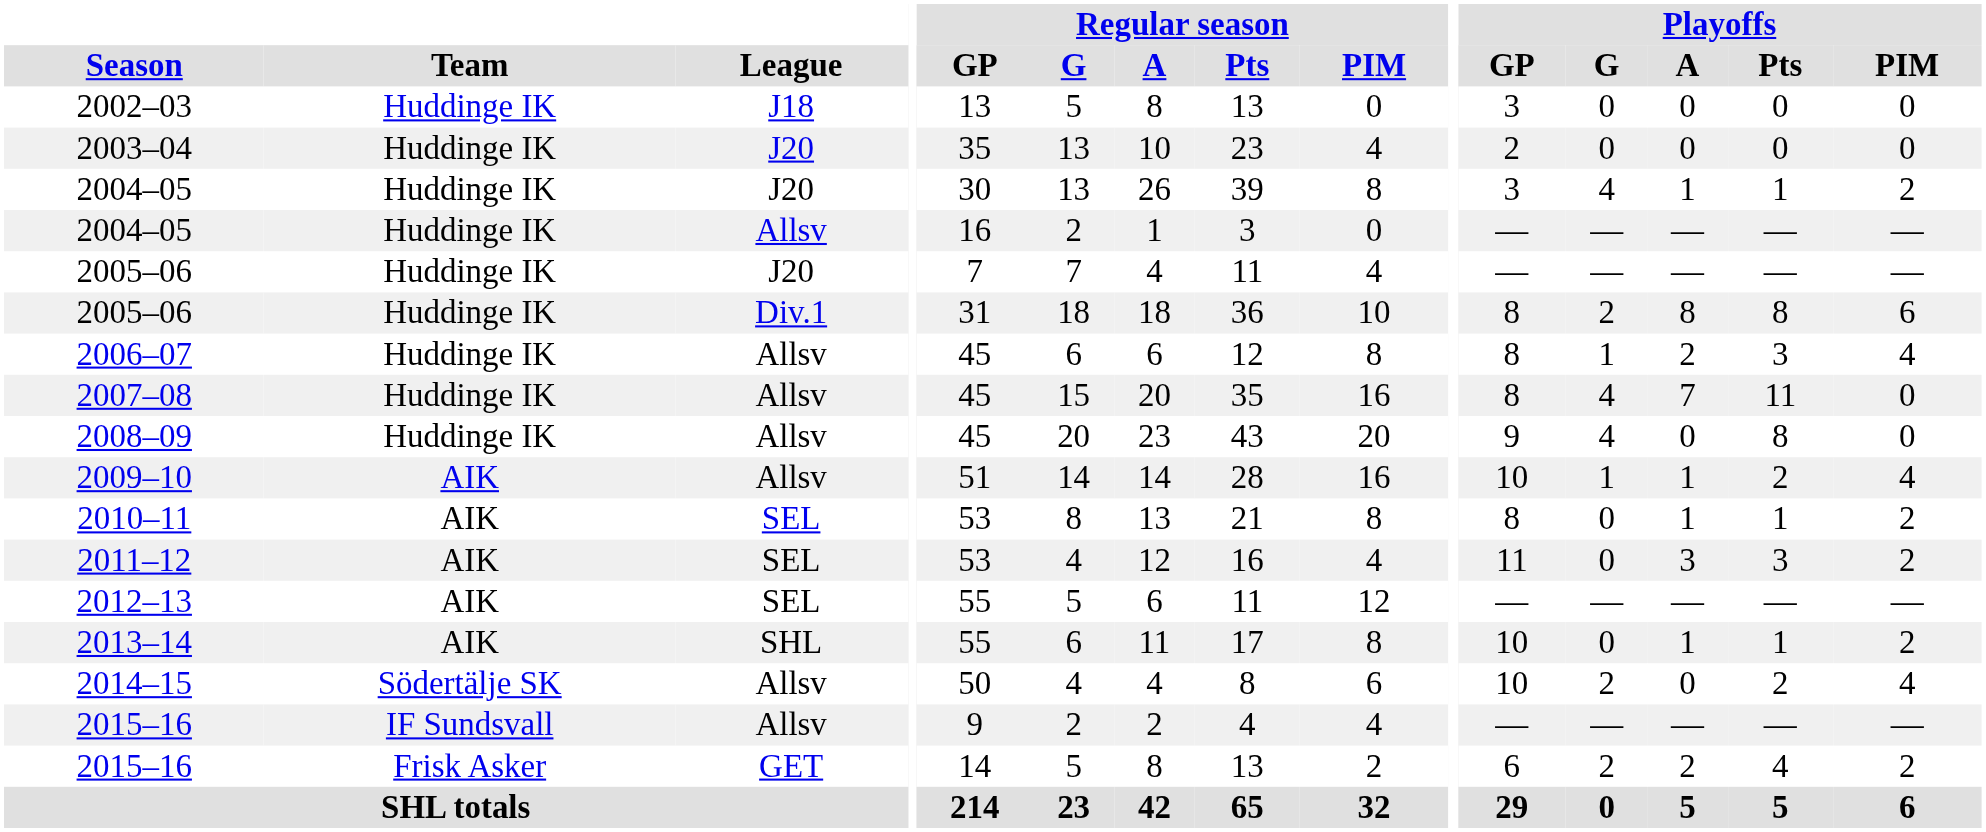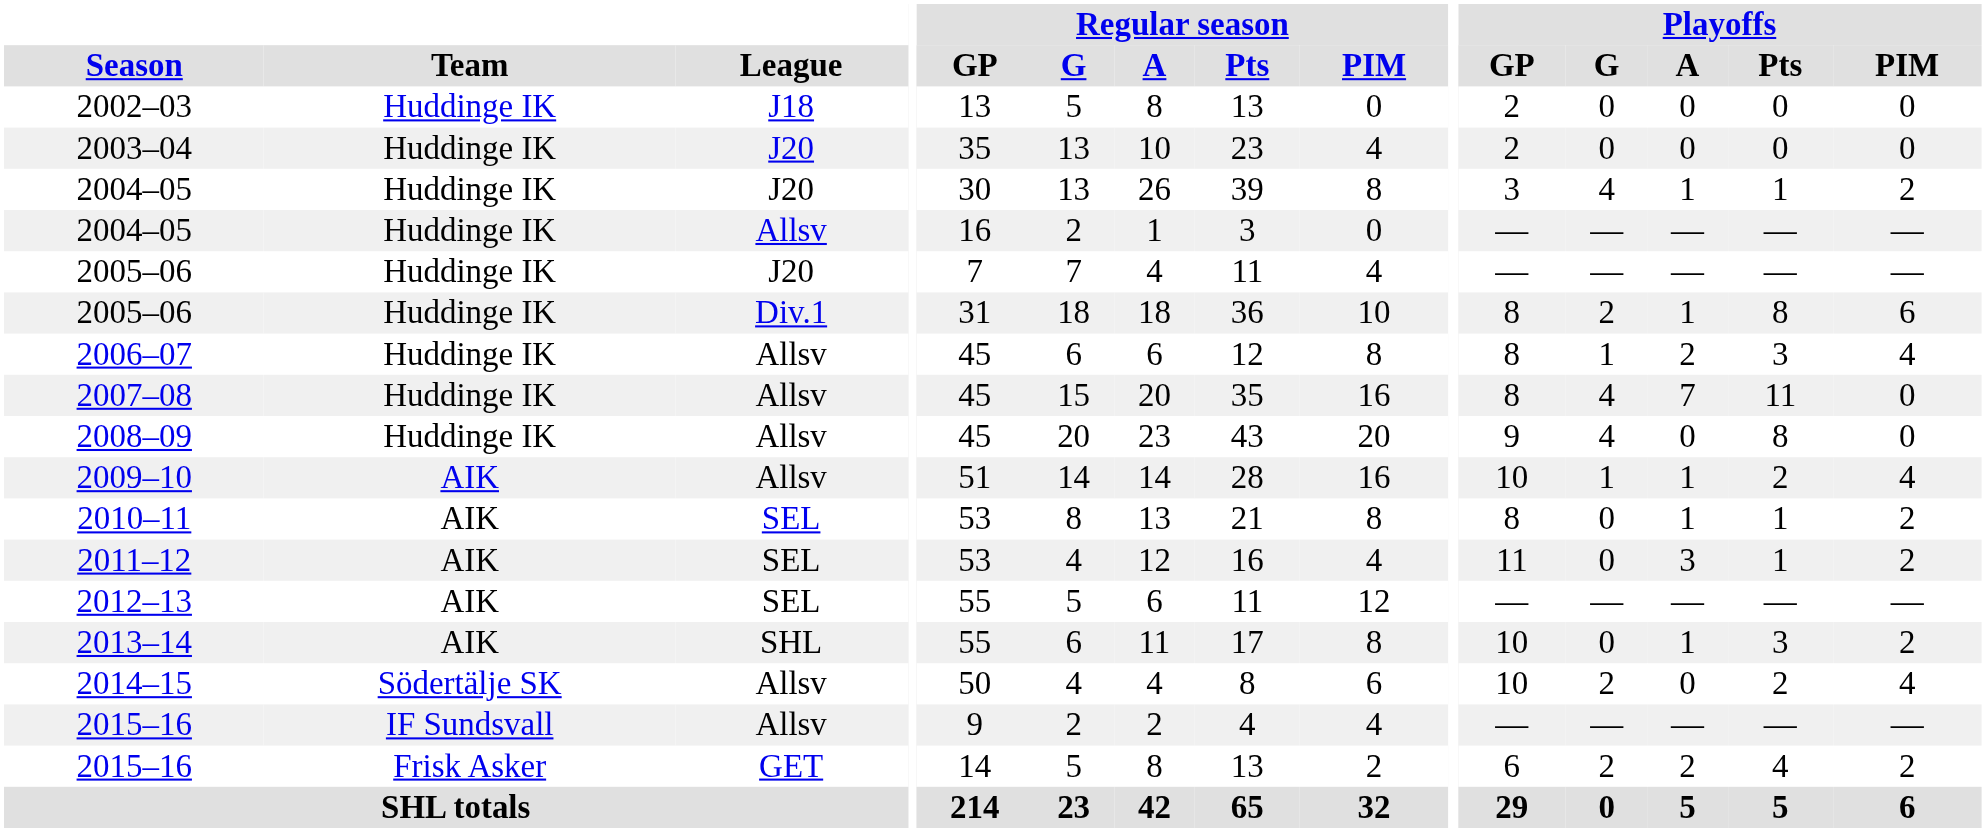(1512, 106) 3 -> (1512, 106) 2
(1687, 312) 8 -> (1687, 312) 1
(1780, 559) 3 -> (1780, 559) 1
(1780, 642) 1 -> (1780, 642) 3
